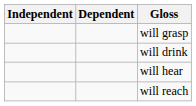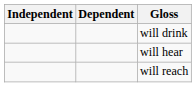- row: (164, 33)
